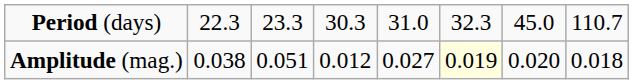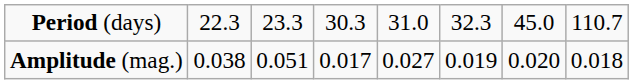(345, 59) 0.012 -> (345, 59) 0.017
(471, 59) lightyellow background -> (471, 59) no background
